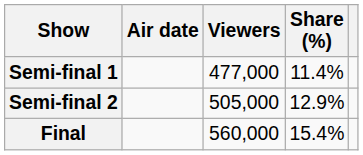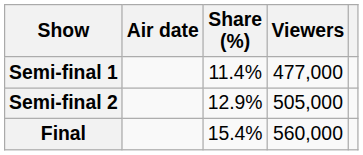columns swapped: (244, 30) <-> (317, 30)
